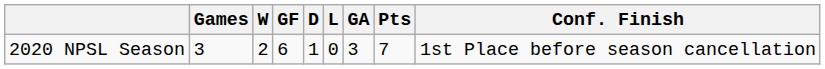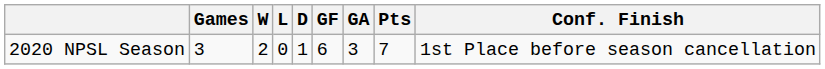columns swapped: (333, 20) <-> (288, 20)
